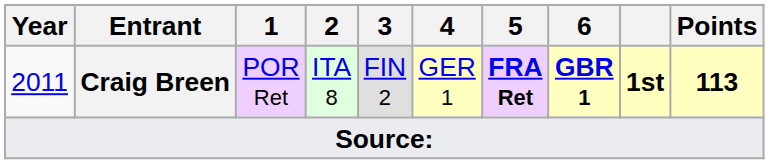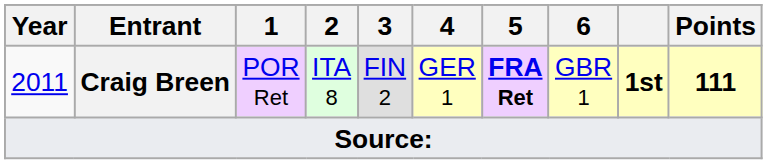(584, 81) bold -> (584, 81) normal
(717, 81) 113 -> (716, 81) 111
